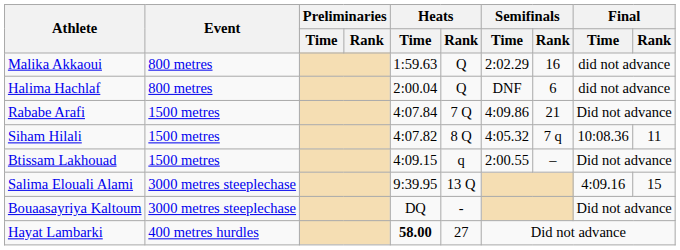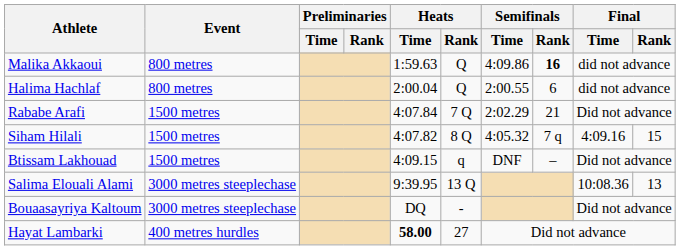(507, 64) 2:02.29 -> (507, 64) 4:09.86
(553, 64) normal -> (553, 64) bold
(507, 88) DNF -> (507, 88) 2:00.55
(507, 112) 4:09.86 -> (507, 112) 2:02.29
(603, 136) 10:08.36 -> (603, 136) 4:09.16
(654, 136) 11 -> (654, 136) 15
(507, 160) 2:00.55 -> (507, 160) DNF
(603, 184) 4:09.16 -> (603, 184) 10:08.36
(654, 184) 15 -> (654, 184) 13
